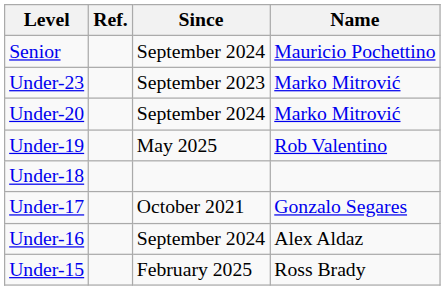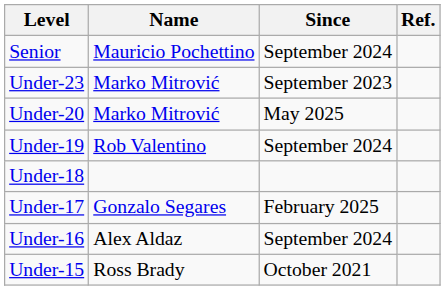columns swapped: (355, 20) <-> (110, 20)
(201, 113) September 2024 -> (304, 113) May 2025
(177, 144) May 2025 -> (328, 144) September 2024
(191, 207) October 2021 -> (321, 207) February 2025
(194, 269) February 2025 -> (317, 269) October 2021
